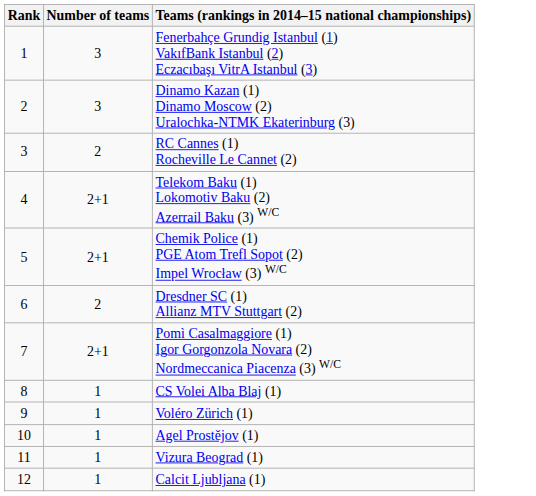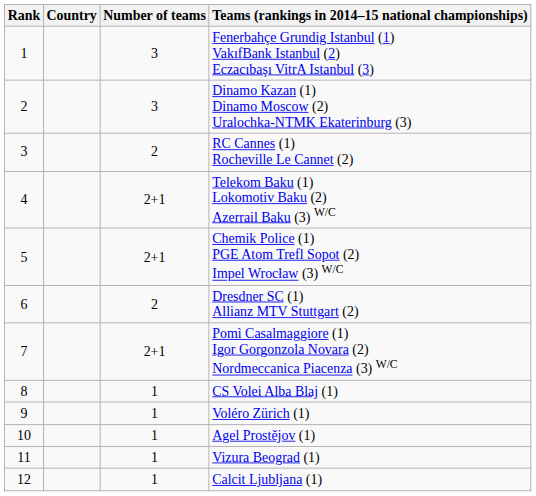+ column: (72, 15)
